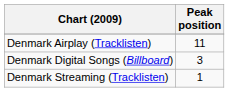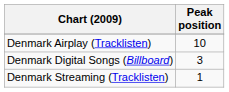(200, 43) 11 -> (200, 43) 10
